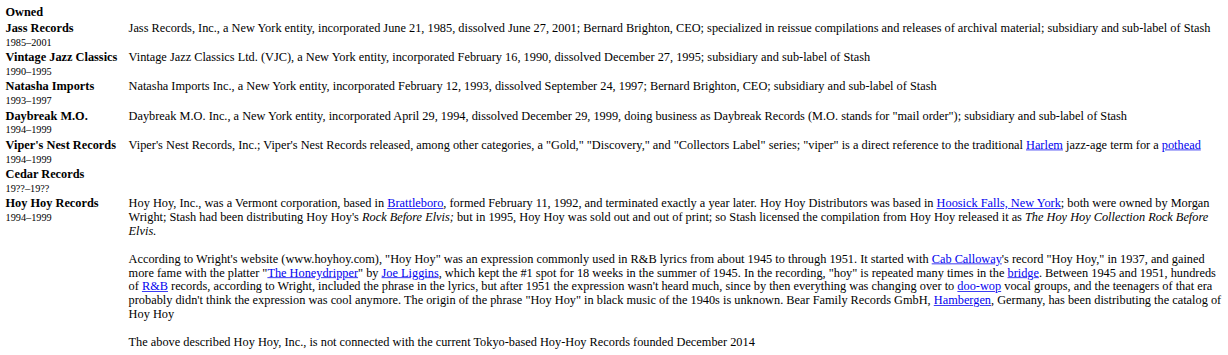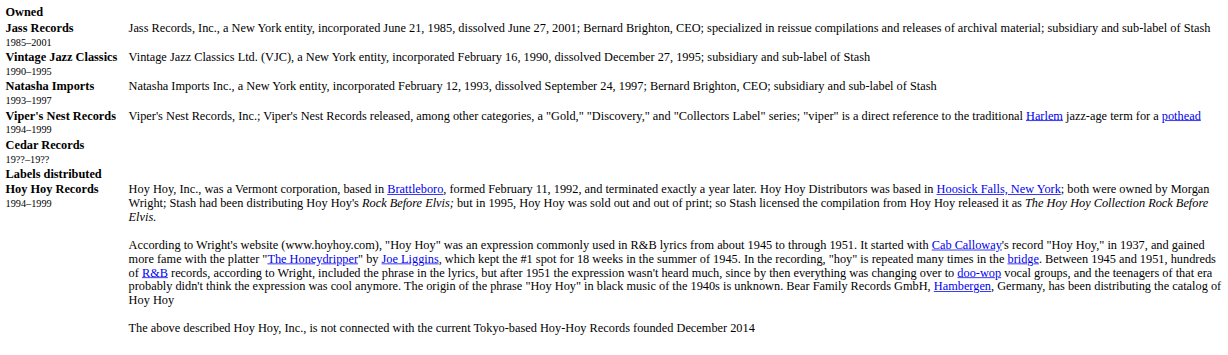- row: (47, 122)
+ row: (54, 174)
